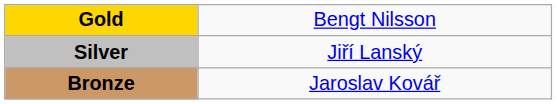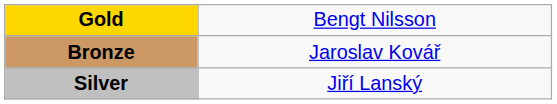rows swapped: (101, 51) <-> (101, 83)
